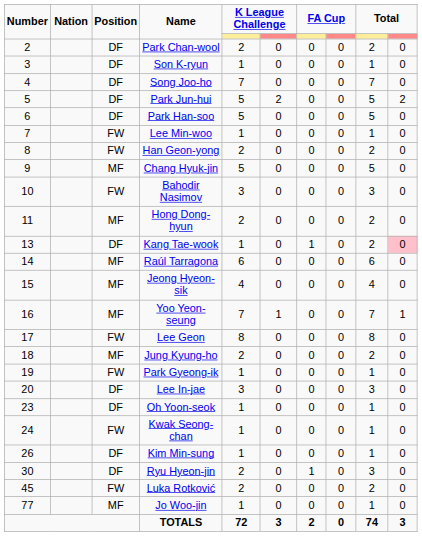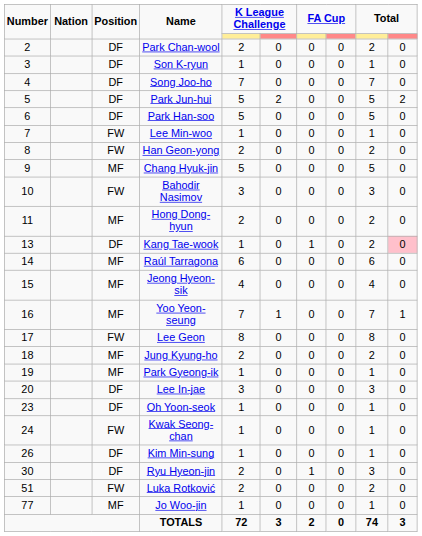(116, 372) FW -> (116, 372) MF
(27, 488) 45 -> (27, 488) 51
